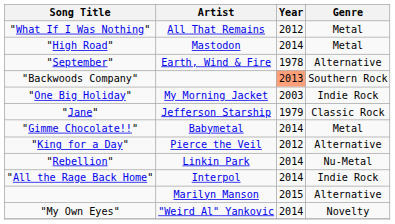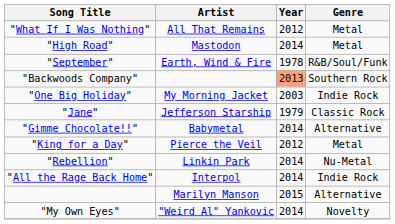(348, 62) Alternative -> (348, 62) R&B/Soul/Funk
(348, 128) Metal -> (348, 128) Alternative
(348, 145) Alternative -> (348, 145) Metal
